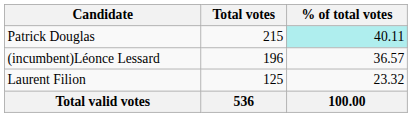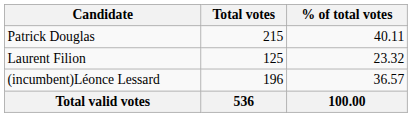(389, 36) paleturquoise background -> (389, 36) no background
rows swapped: (84, 58) <-> (47, 79)
